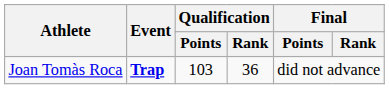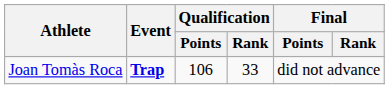(201, 70) 103 -> (201, 70) 106
(250, 70) 36 -> (250, 70) 33
